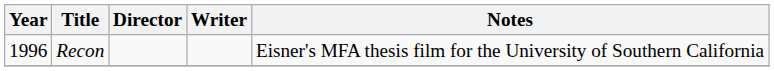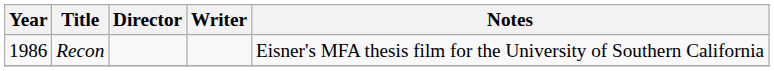(28, 50) 1996 -> (28, 50) 1986
